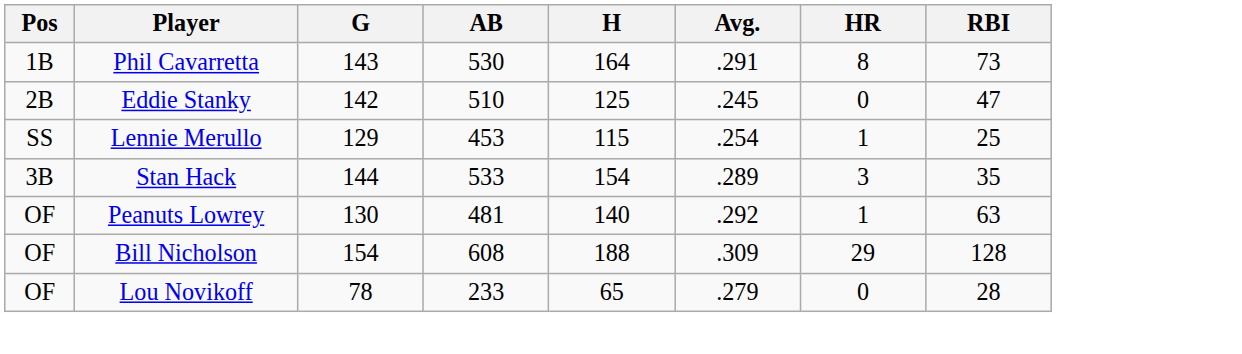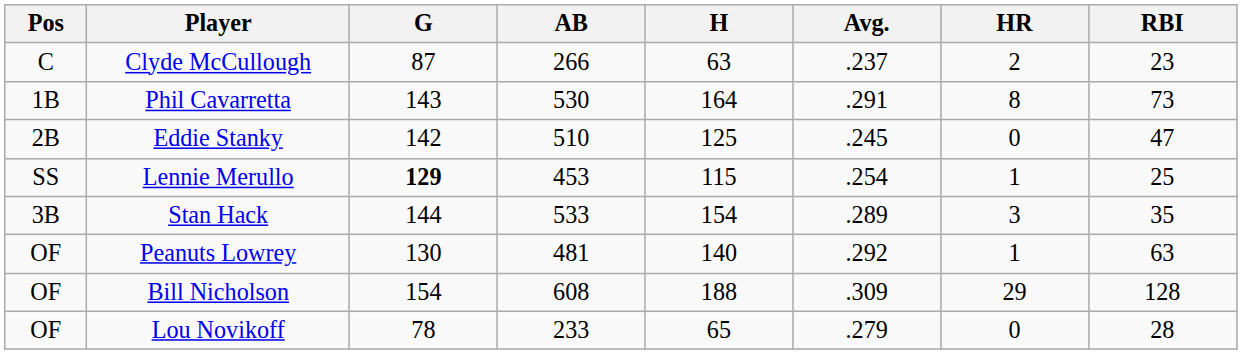+ row: (218, 61)
(361, 138) normal -> (423, 176) bold
